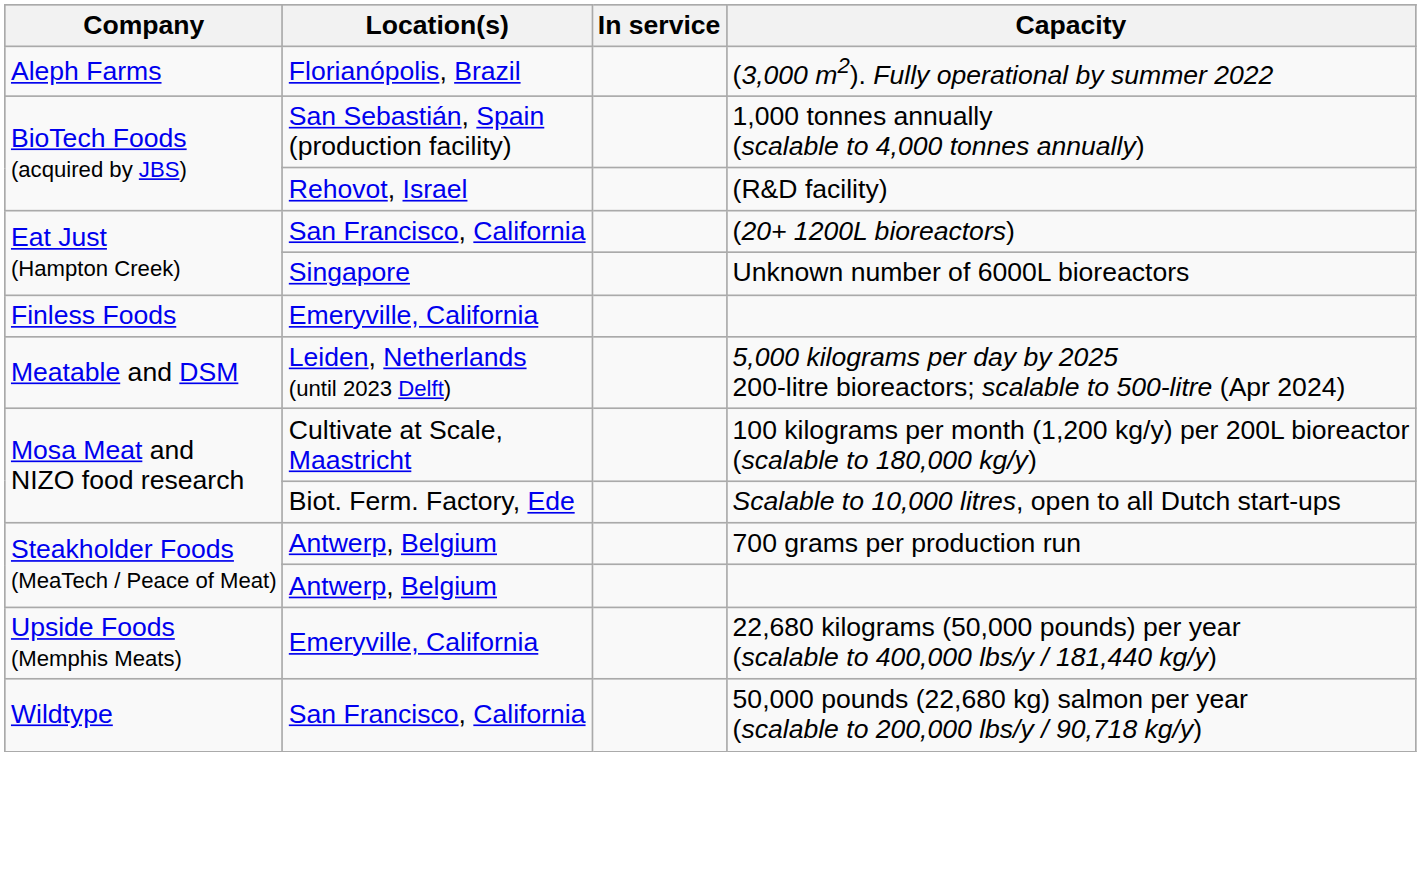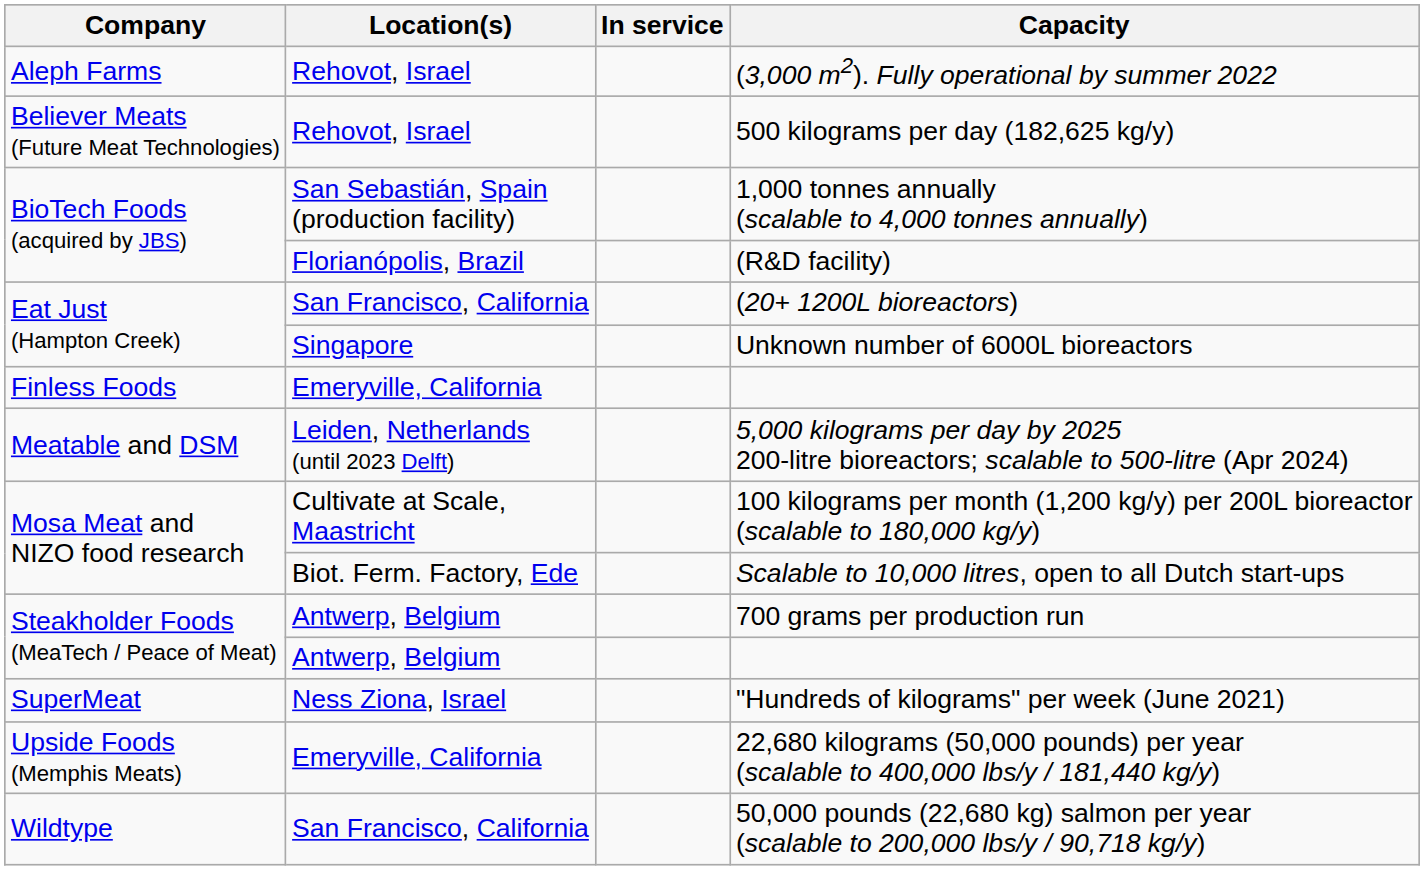(405, 71) Florianópolis, Brazil -> (381, 71) Rehovot, Israel
+ row: (145, 131)
(378, 188) Rehovot, Israel -> (408, 260) Florianópolis, Brazil
+ row: (76, 699)
